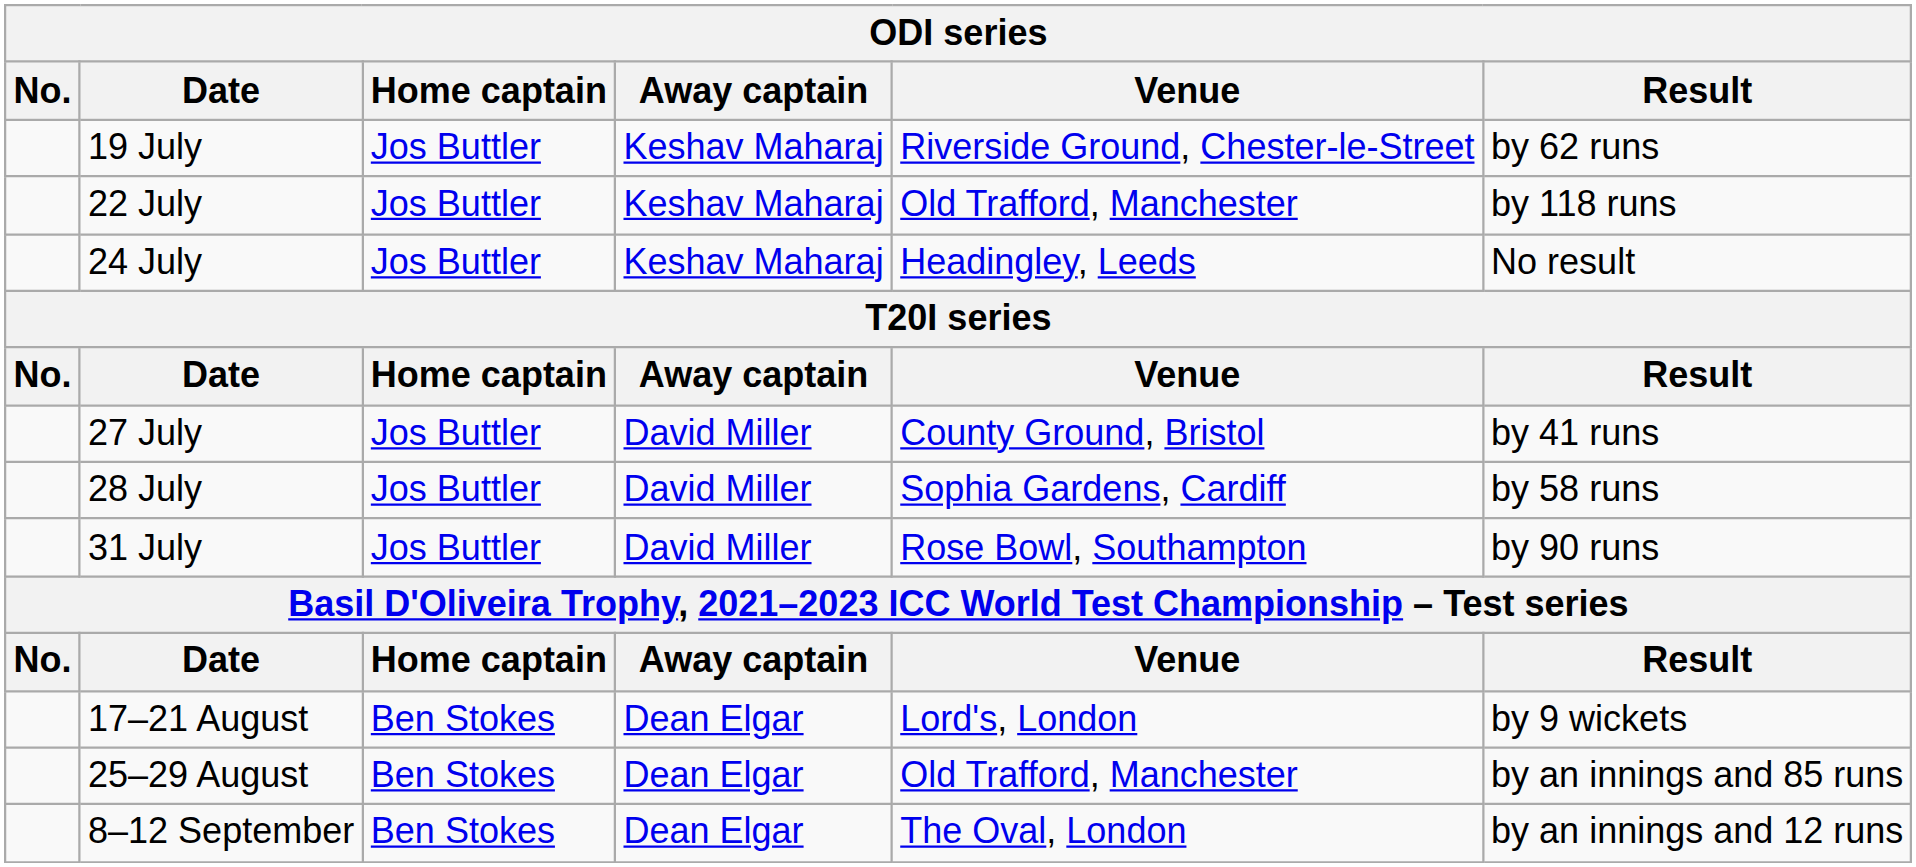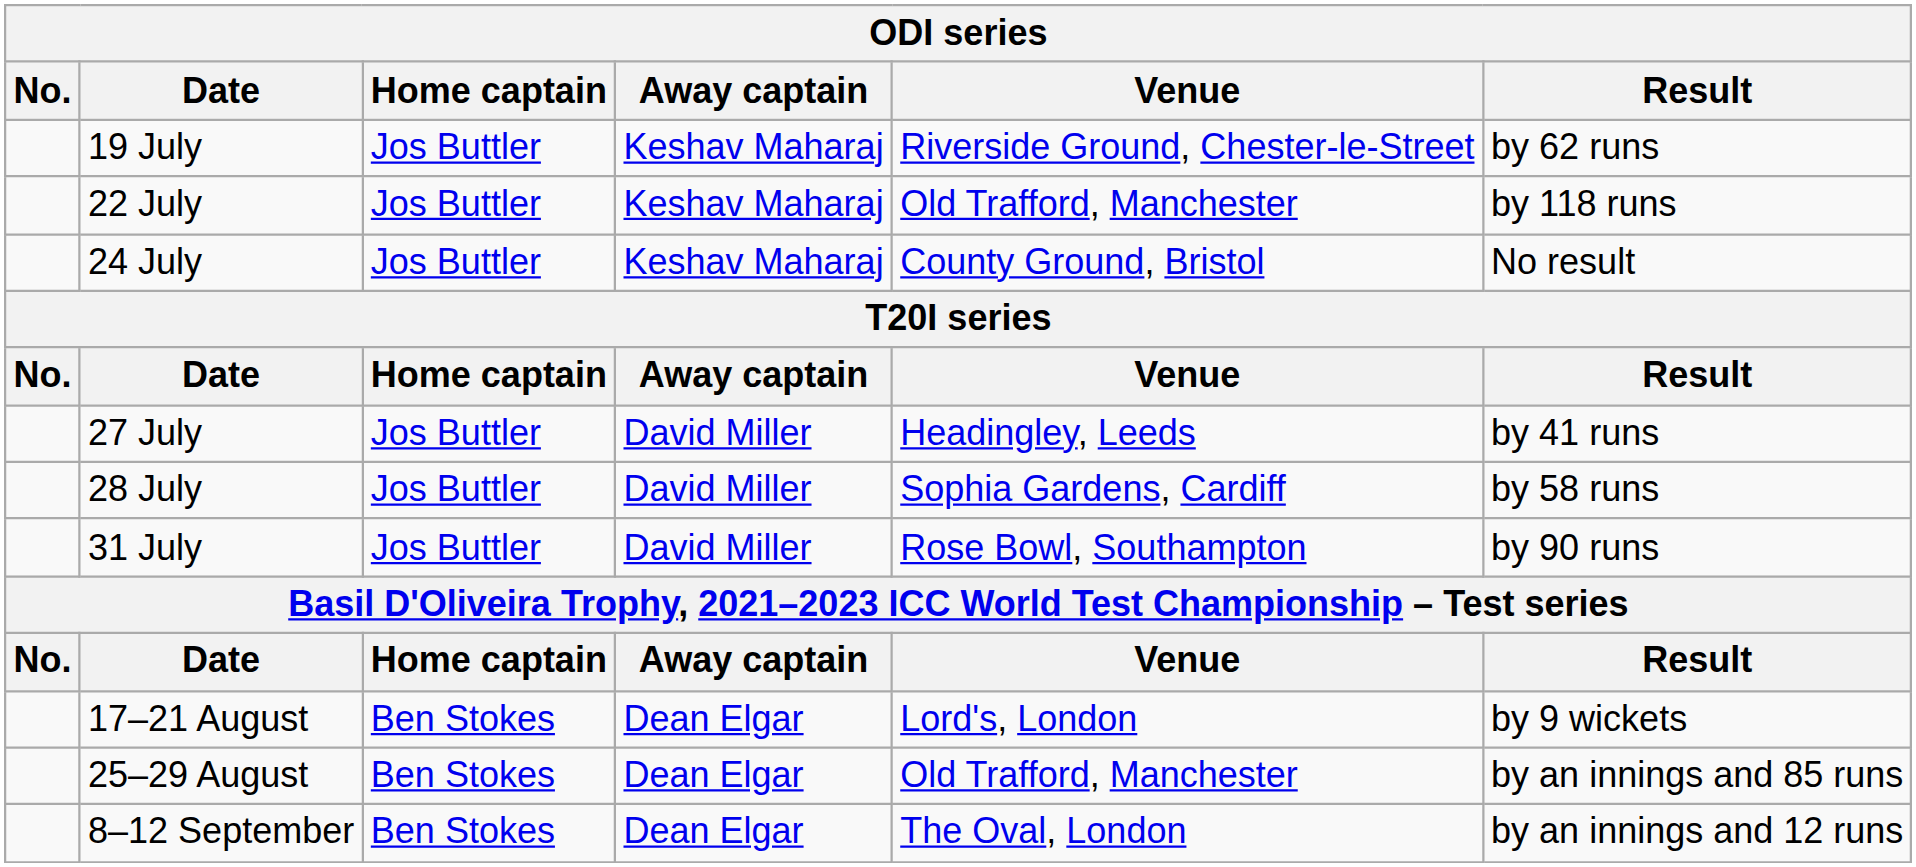(1048, 261) Headingley, Leeds -> (1082, 261) County Ground, Bristol
(1082, 432) County Ground, Bristol -> (1048, 432) Headingley, Leeds
